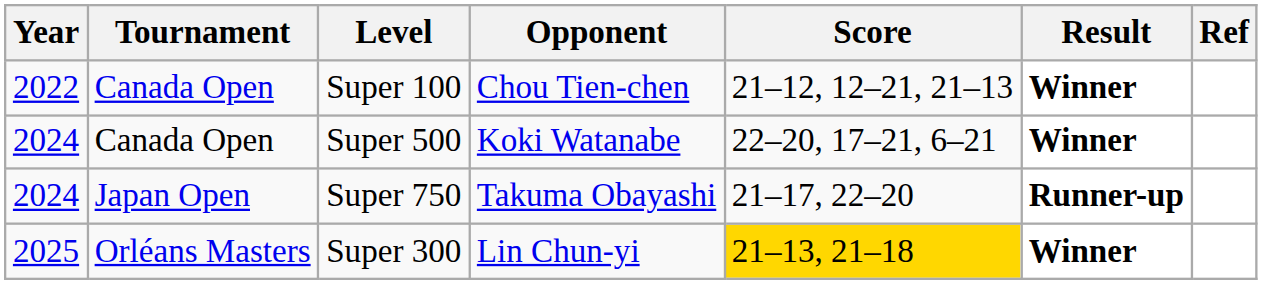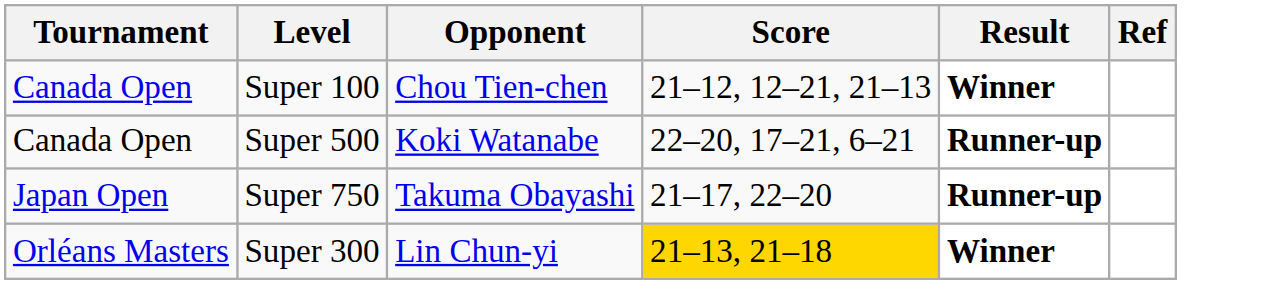- column: (46, 32)
(1083, 141) Winner -> (1025, 141) Runner-up
